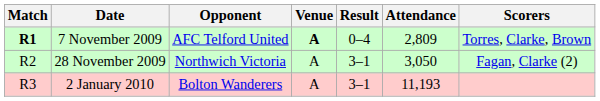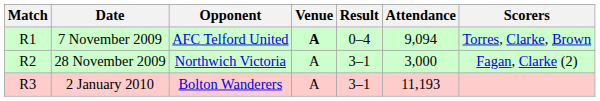(28, 38) bold -> (28, 38) normal
(421, 38) 2,809 -> (421, 38) 9,094
(421, 61) 3,050 -> (421, 61) 3,000
